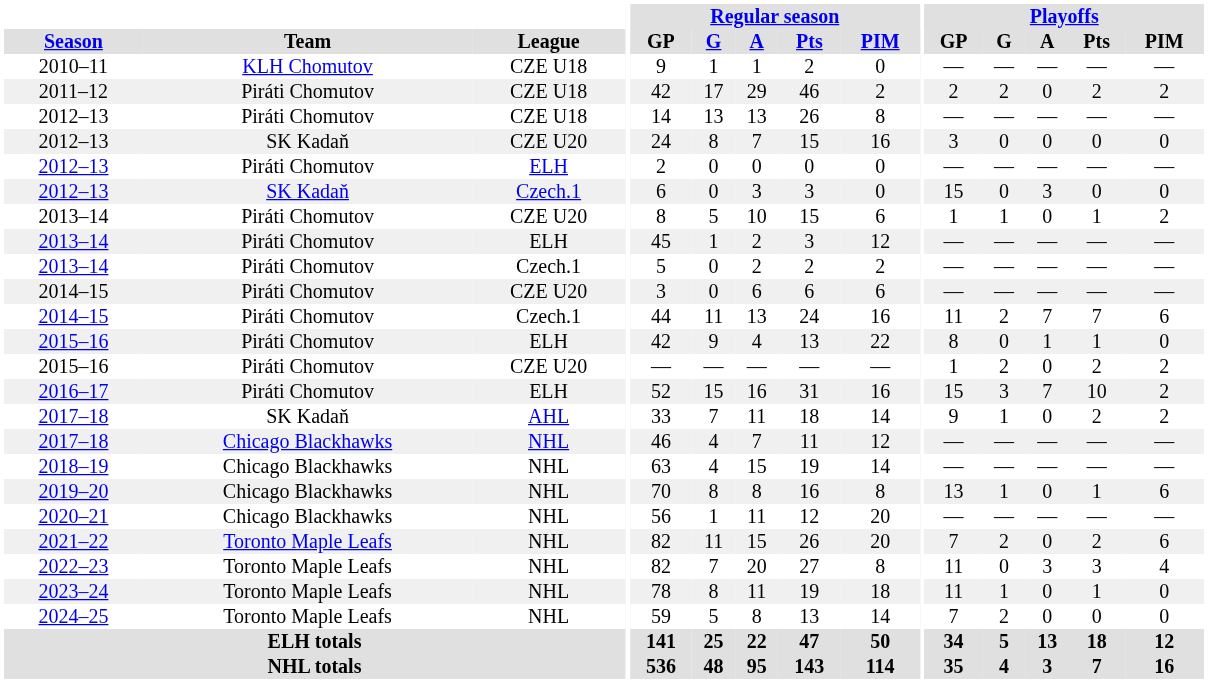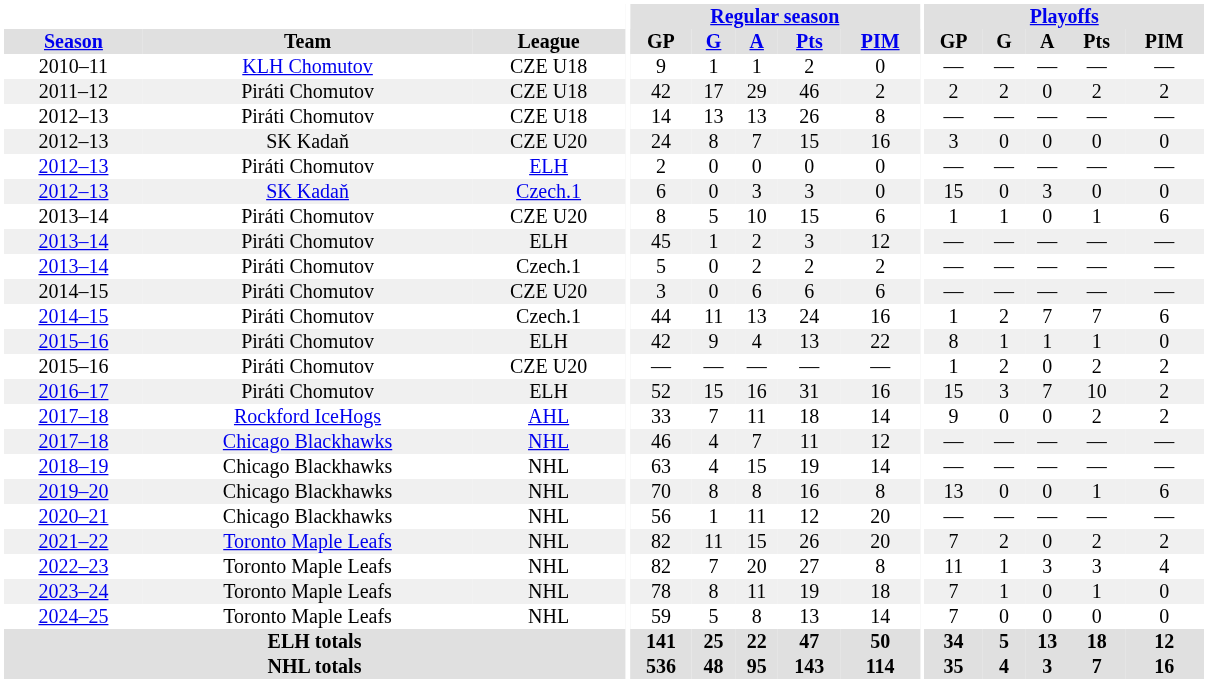(1164, 216) 2 -> (1164, 216) 6
(954, 316) 11 -> (954, 316) 1
(1004, 341) 0 -> (1004, 341) 1
(308, 416) SK Kadaň -> (308, 416) Rockford IceHogs
(1004, 416) 1 -> (1004, 416) 0
(1004, 491) 1 -> (1004, 491) 0
(1164, 541) 6 -> (1164, 541) 2
(1004, 566) 0 -> (1004, 566) 1
(954, 591) 11 -> (954, 591) 7
(1004, 616) 2 -> (1004, 616) 0
